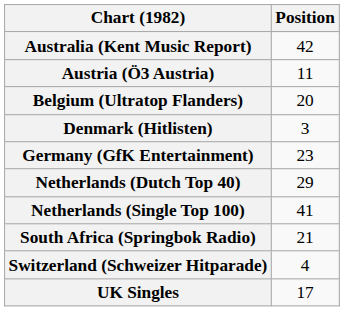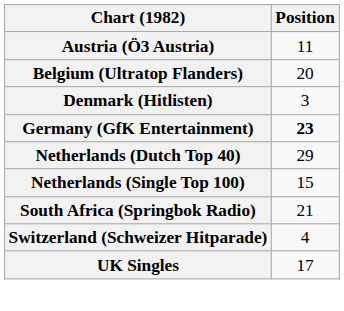- row: (138, 45)
(305, 155) normal -> (305, 127) bold
(305, 210) 41 -> (305, 182) 15
